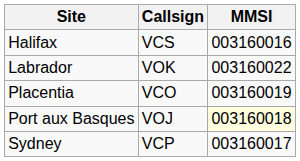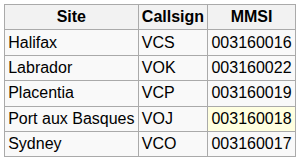(159, 93) VCO -> (158, 93) VCP
(158, 144) VCP -> (159, 144) VCO
